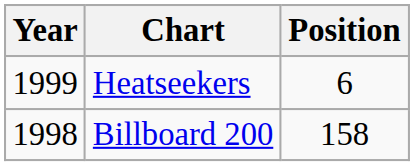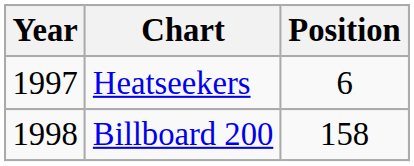(45, 82) 1999 -> (45, 82) 1997
